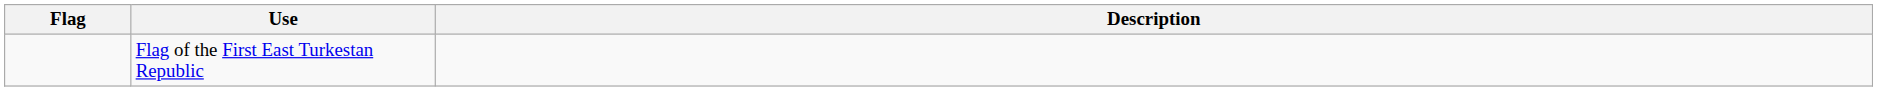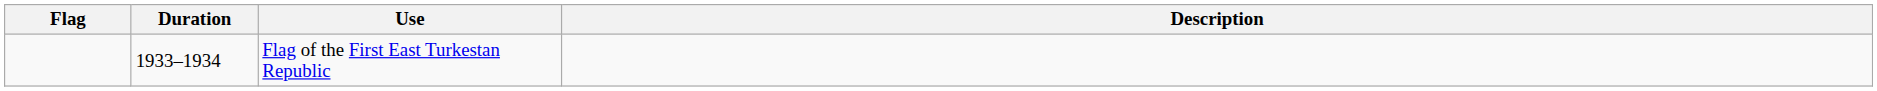+ column: (195, 19)
